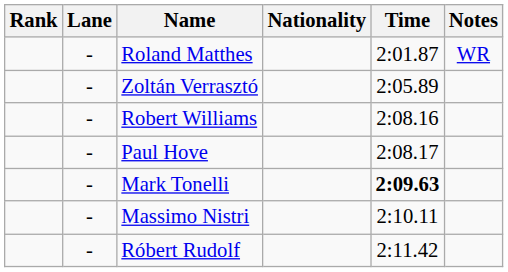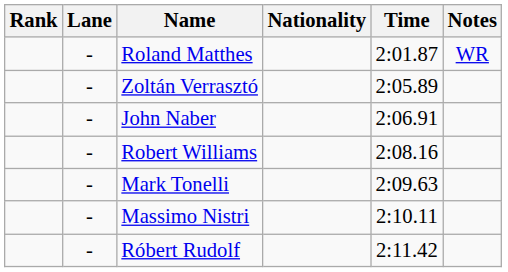+ row: (169, 119)
- row: (165, 151)
(407, 184) bold -> (407, 184) normal
